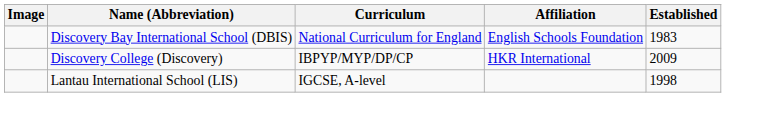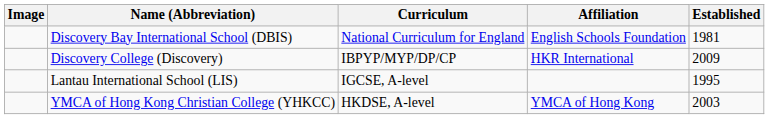(663, 37) 1983 -> (706, 37) 1981
(663, 80) 1998 -> (706, 80) 1995
+ row: (193, 102)
